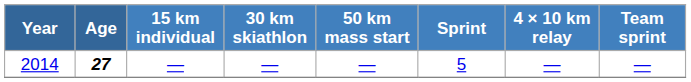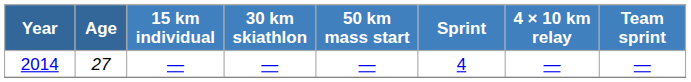(101, 64) bold -> (101, 64) normal
(462, 64) 5 -> (462, 64) 4
